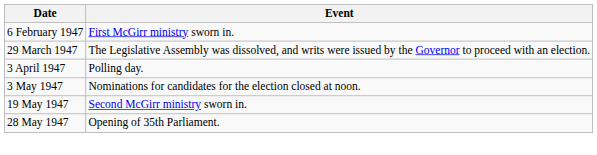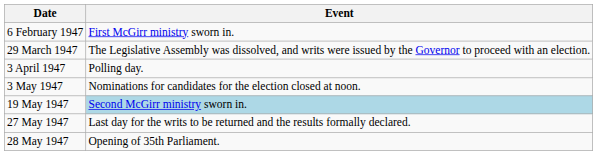(168, 104) no background -> (168, 104) lightblue background
+ row: (38, 123)
